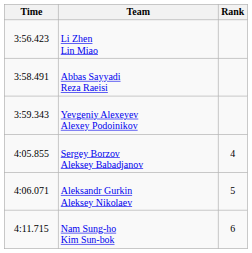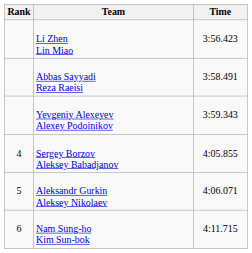columns swapped: (233, 12) <-> (31, 12)
